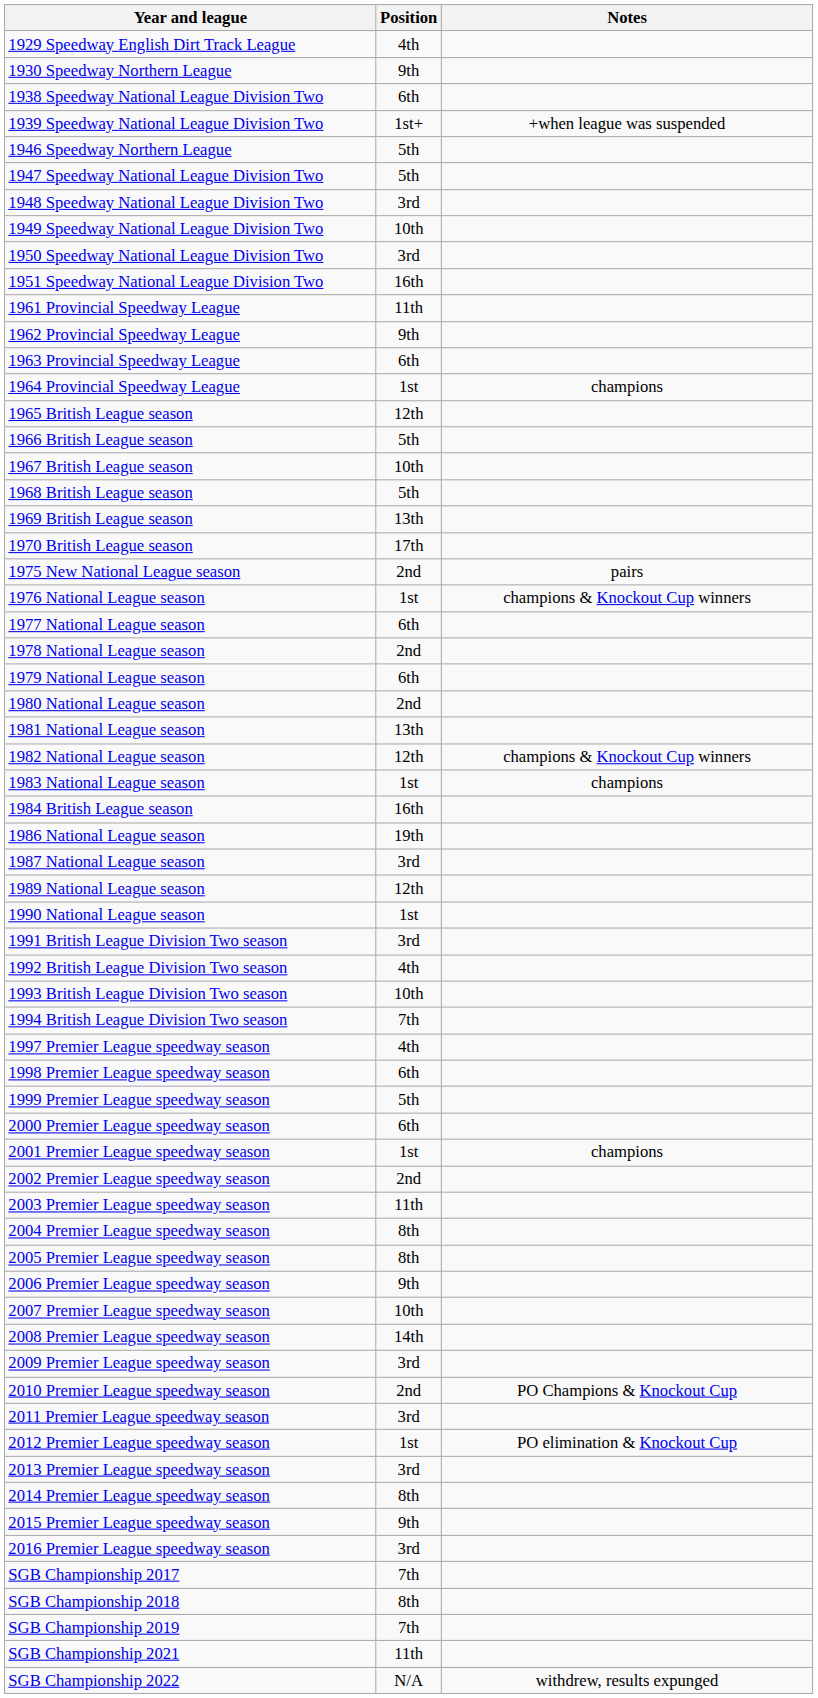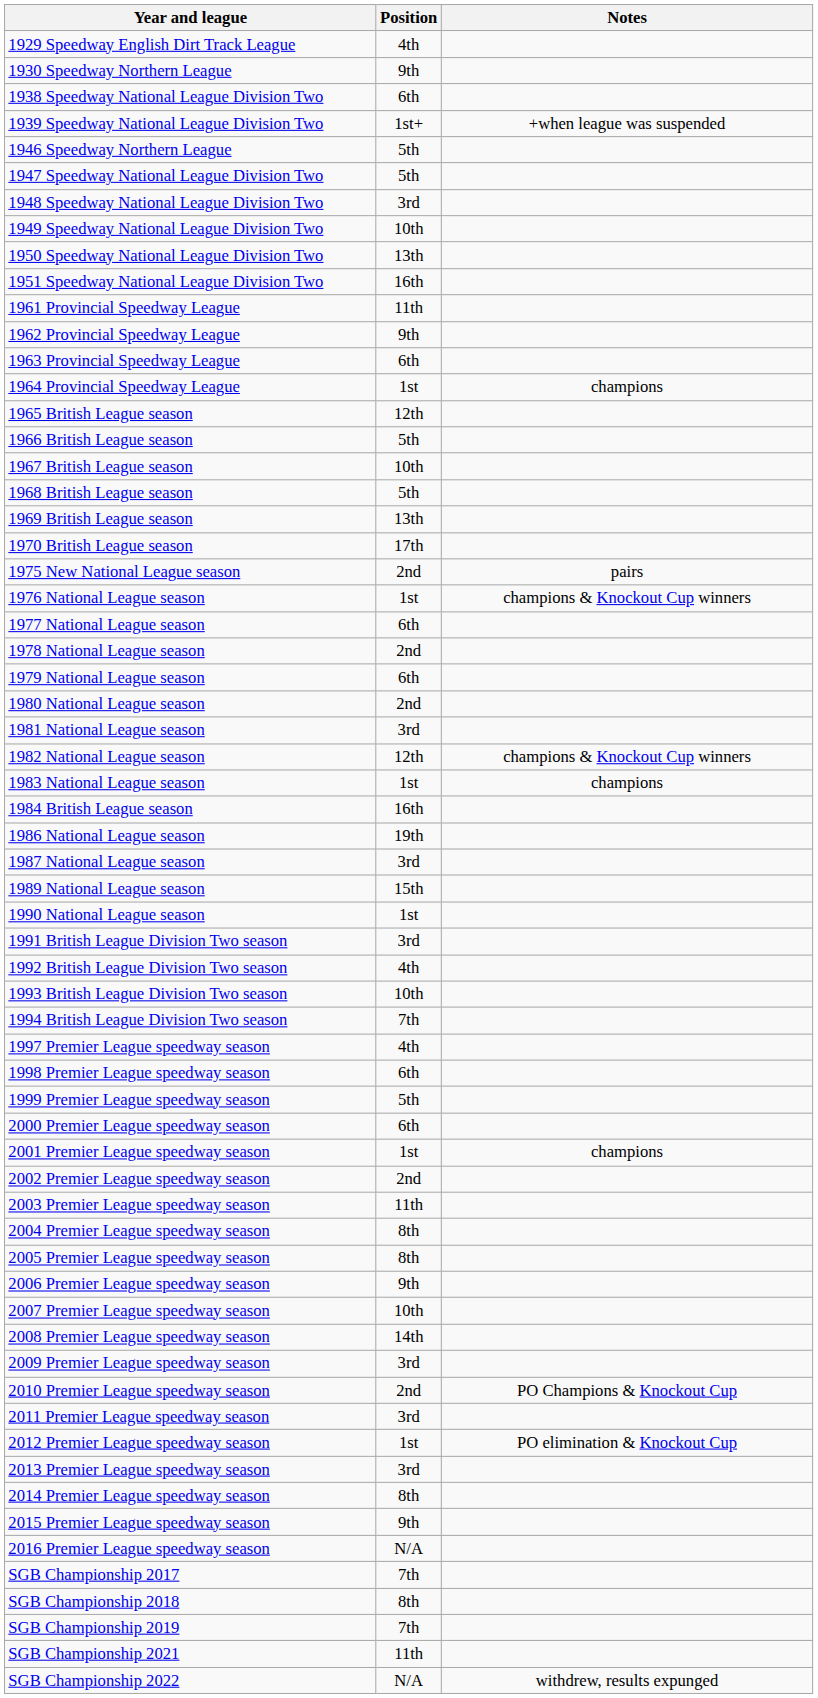(409, 255) 3rd -> (409, 255) 13th
(409, 730) 13th -> (409, 730) 3rd
(409, 888) 12th -> (409, 888) 15th
(409, 1548) 3rd -> (409, 1548) N/A
